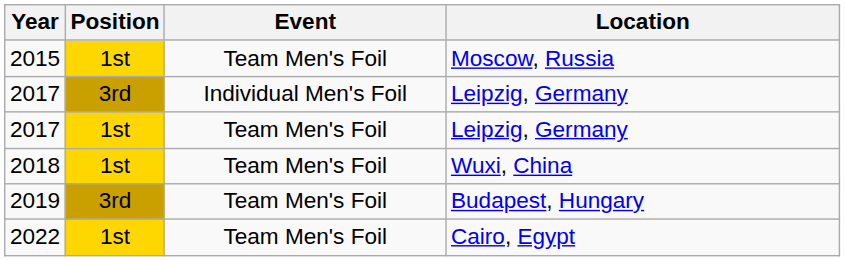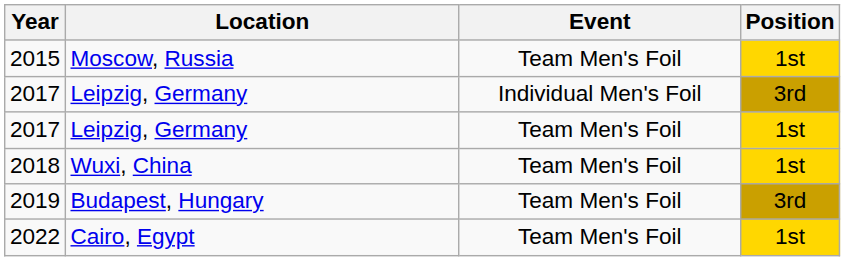columns swapped: (643, 22) <-> (115, 22)
